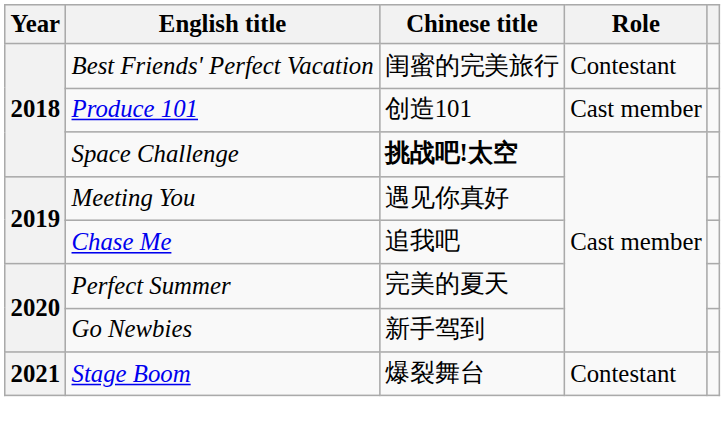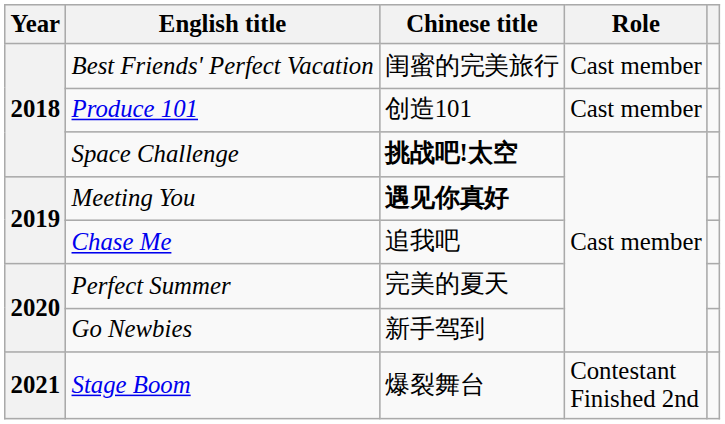(623, 65) Contestant -> (636, 65) Cast member
(447, 196) normal -> (447, 196) bold
(623, 373) Contestant -> (635, 385) Contestant Finished 2nd
